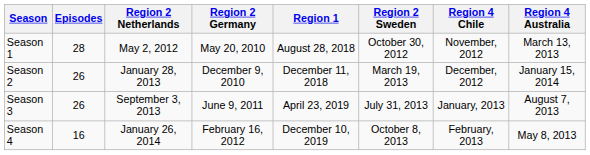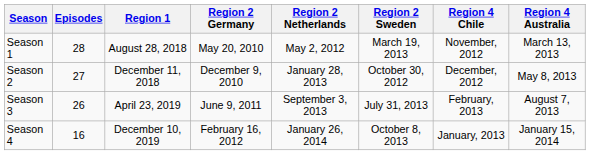columns swapped: (316, 19) <-> (149, 19)
(396, 48) October 30, 2012 -> (396, 48) March 19, 2013
(79, 77) 26 -> (79, 77) 27
(396, 77) March 19, 2013 -> (396, 77) October 30, 2012
(547, 77) January 15, 2014 -> (547, 77) May 8, 2013
(471, 106) January, 2013 -> (471, 106) February, 2013
(471, 135) February, 2013 -> (471, 135) January, 2013
(547, 135) May 8, 2013 -> (547, 135) January 15, 2014
